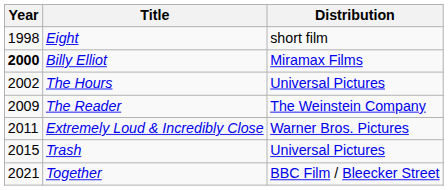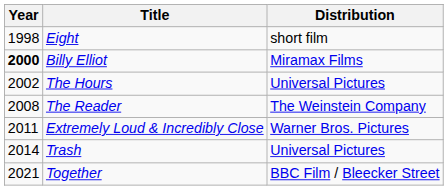(24, 106) 2009 -> (24, 106) 2008
(24, 151) 2015 -> (24, 151) 2014
